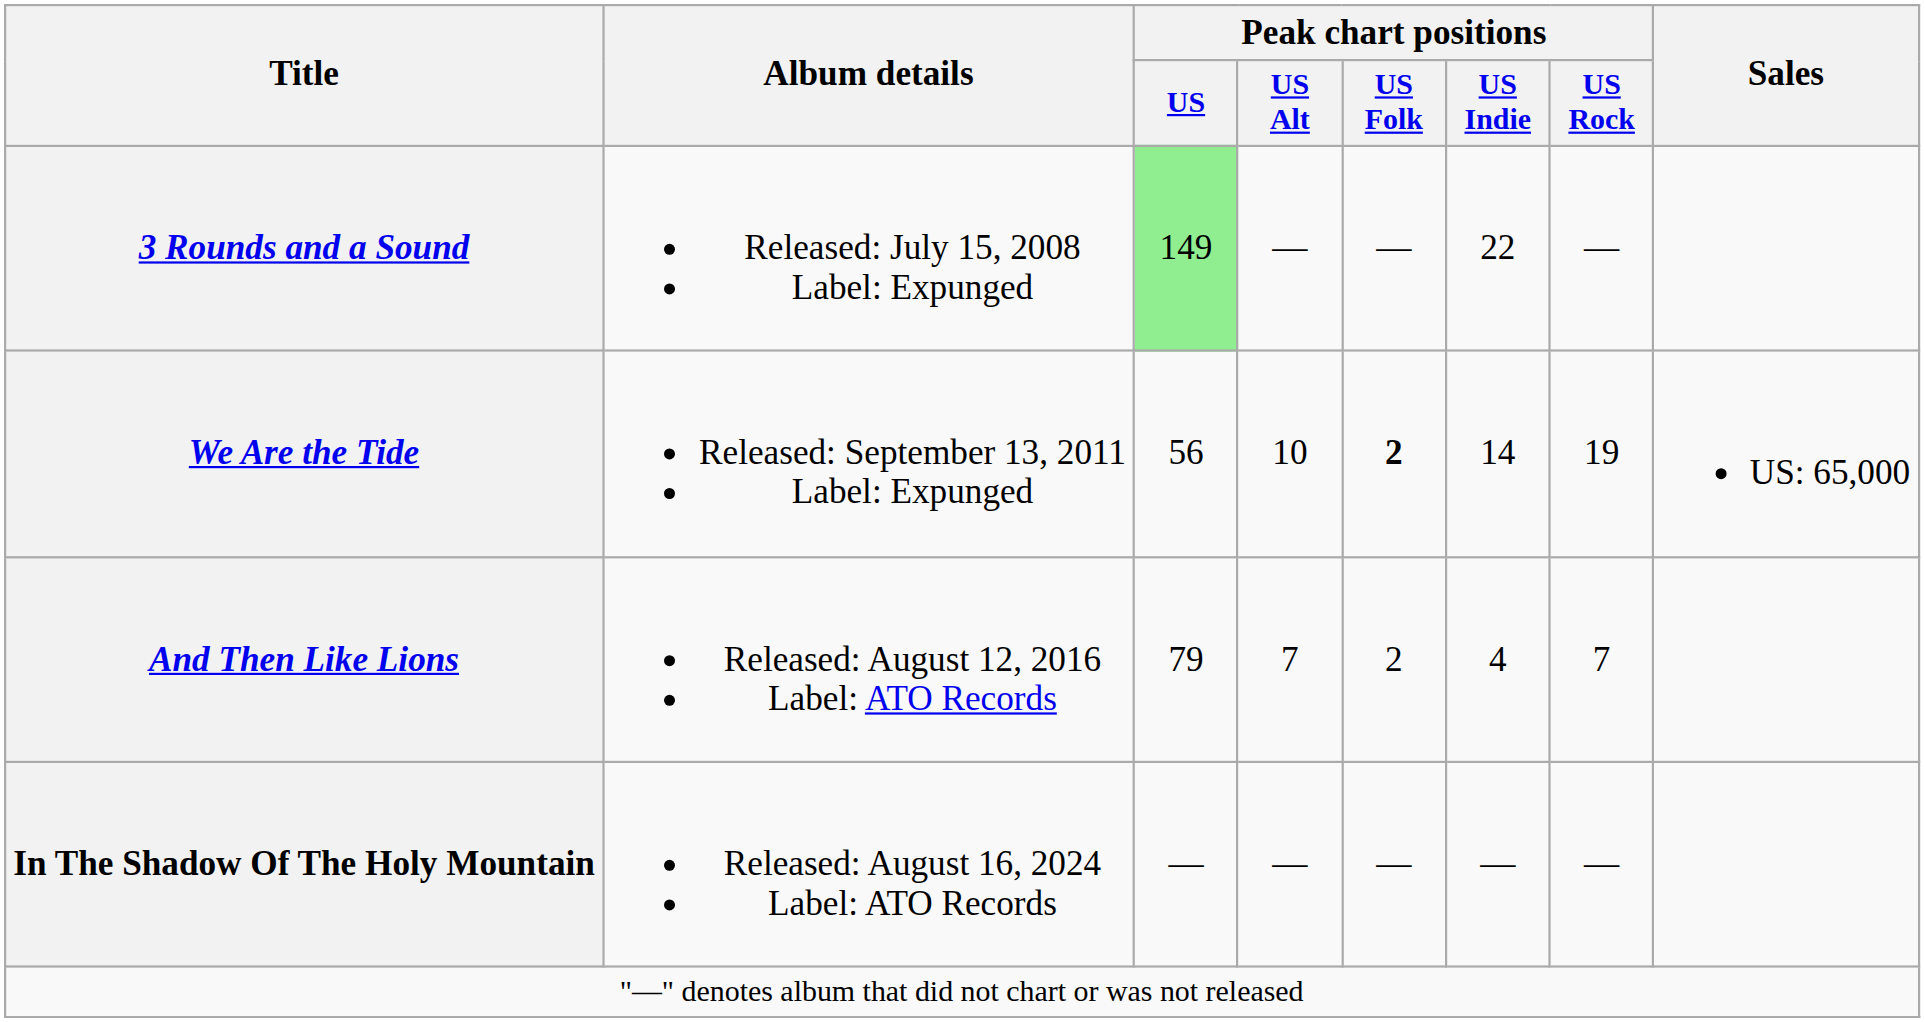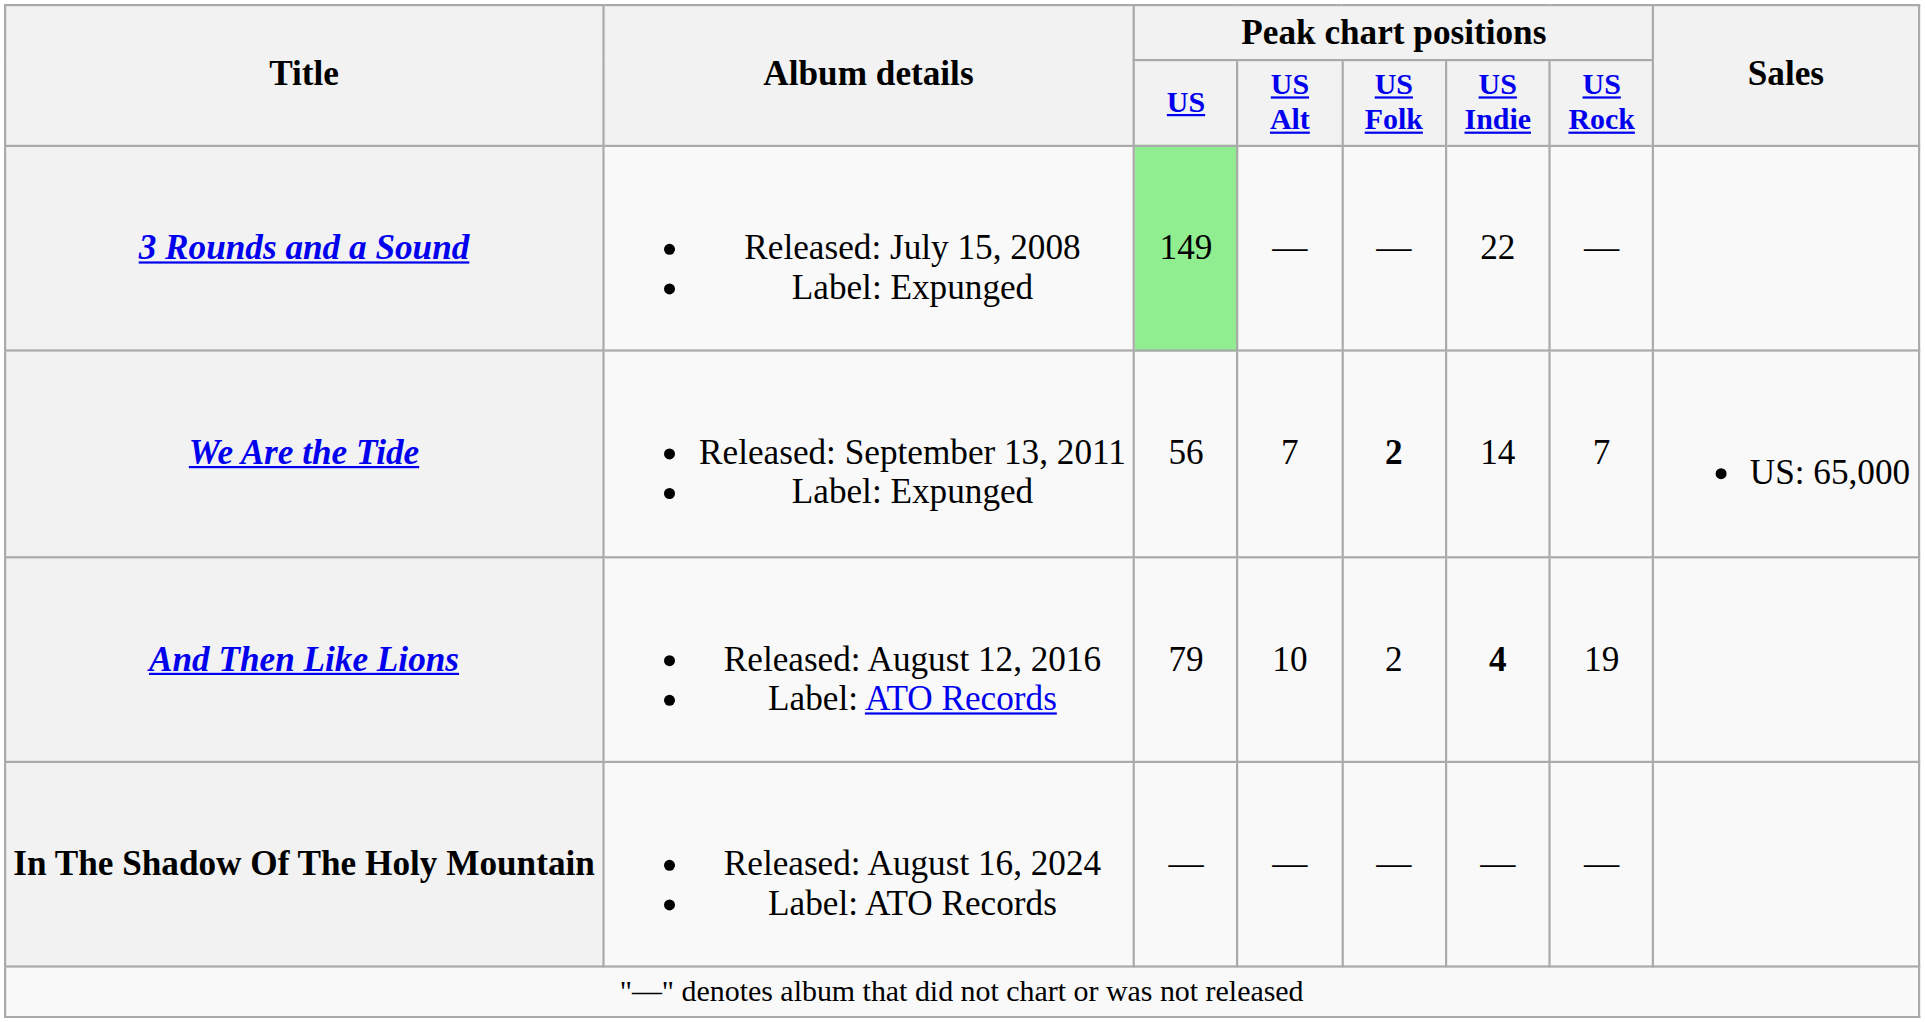(1290, 453) 10 -> (1290, 453) 7
(1602, 453) 19 -> (1602, 453) 7
(1290, 658) 7 -> (1290, 658) 10
(1498, 658) normal -> (1498, 658) bold
(1602, 658) 7 -> (1602, 658) 19
